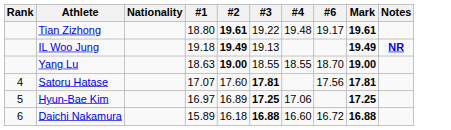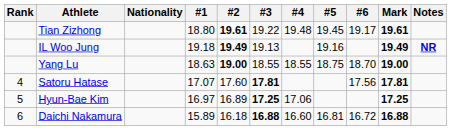+ column: (330, 13)
